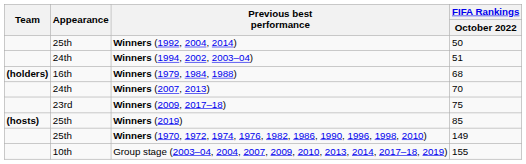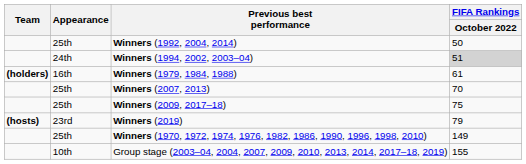(457, 58) no background -> (457, 58) lightgrey background
(457, 74) 68 -> (457, 74) 61
(62, 89) 24th -> (62, 89) 25th
(63, 105) 23rd -> (62, 105) 25th
(62, 120) 25th -> (63, 120) 23rd
(457, 120) 85 -> (457, 120) 79
